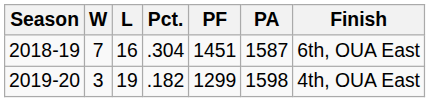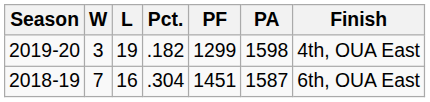rows swapped: (45, 81) <-> (45, 50)
